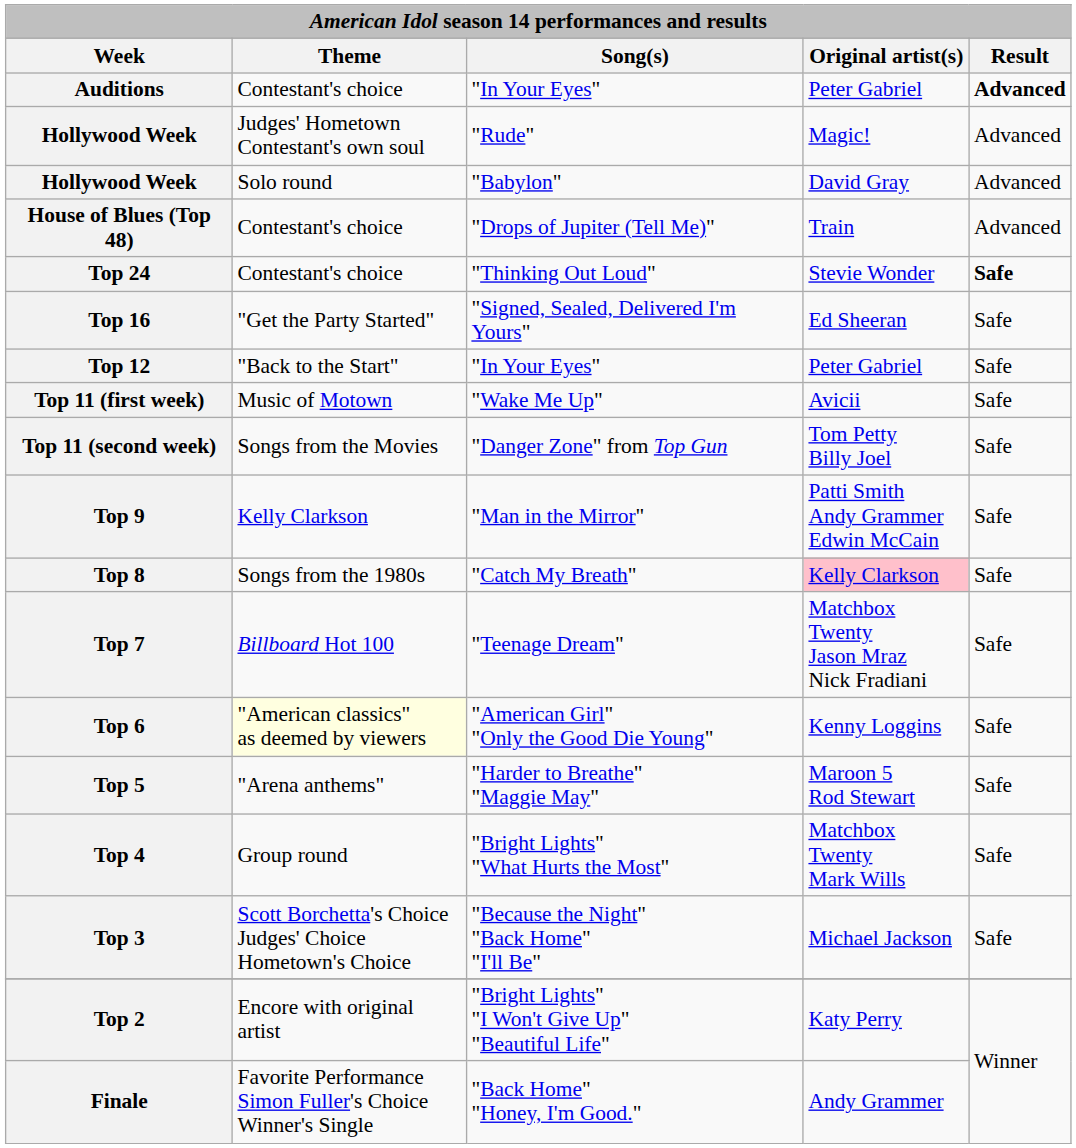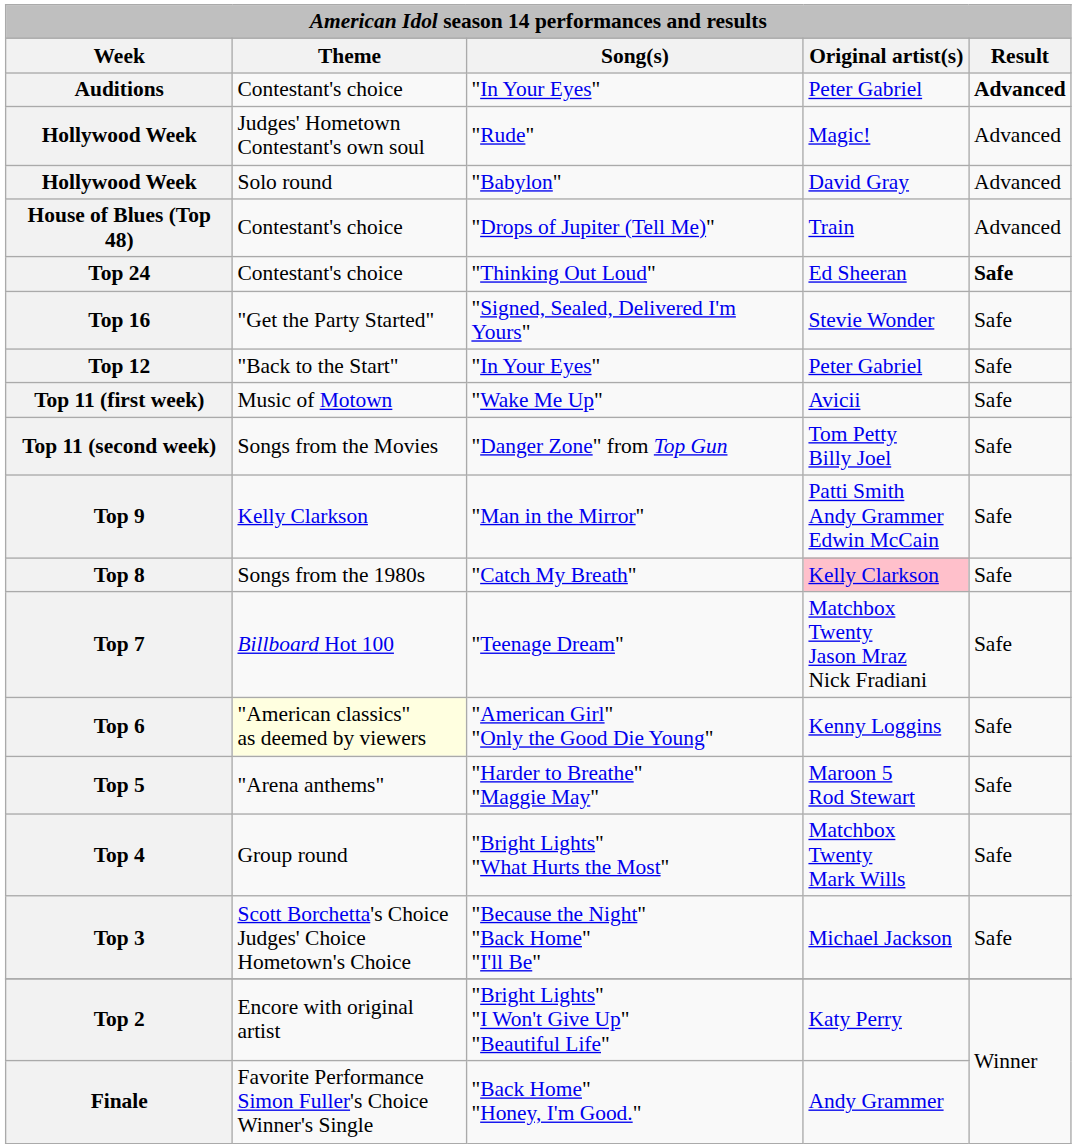(871, 273) Stevie Wonder -> (858, 273) Ed Sheeran
(858, 319) Ed Sheeran -> (871, 319) Stevie Wonder
